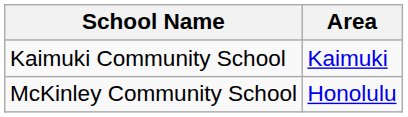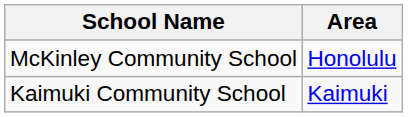rows swapped: (148, 58) <-> (153, 93)
